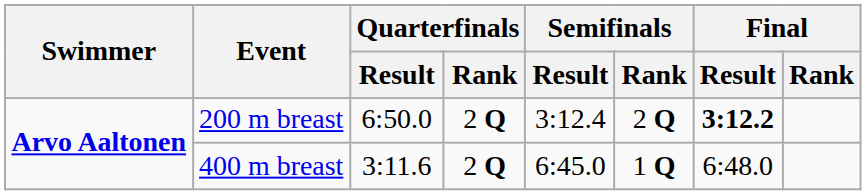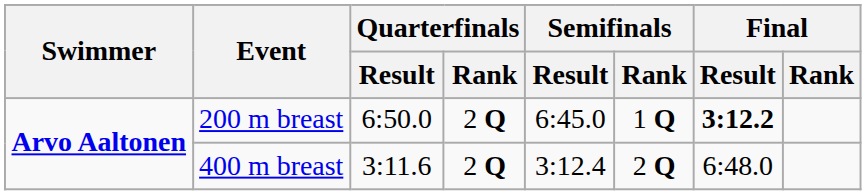(570, 120) 3:12.4 -> (570, 120) 6:45.0
(654, 120) 2 Q -> (654, 120) 1 Q
(570, 166) 6:45.0 -> (570, 166) 3:12.4
(654, 166) 1 Q -> (654, 166) 2 Q
